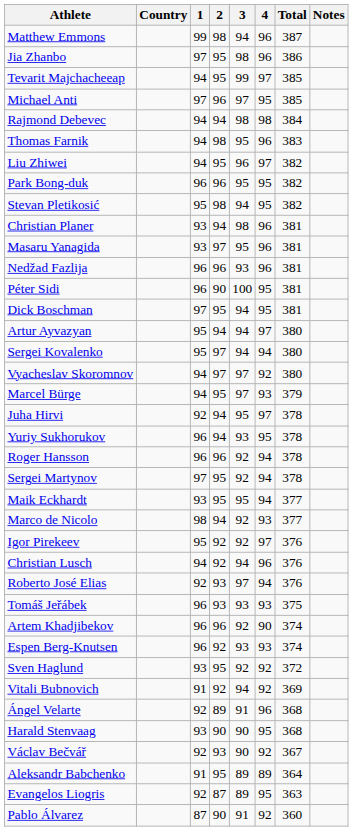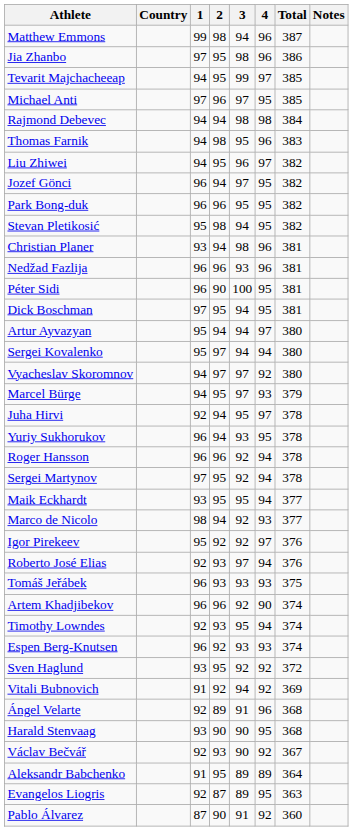+ row: (39, 183)
- row: (54, 246)
- row: (50, 562)
+ row: (56, 625)
